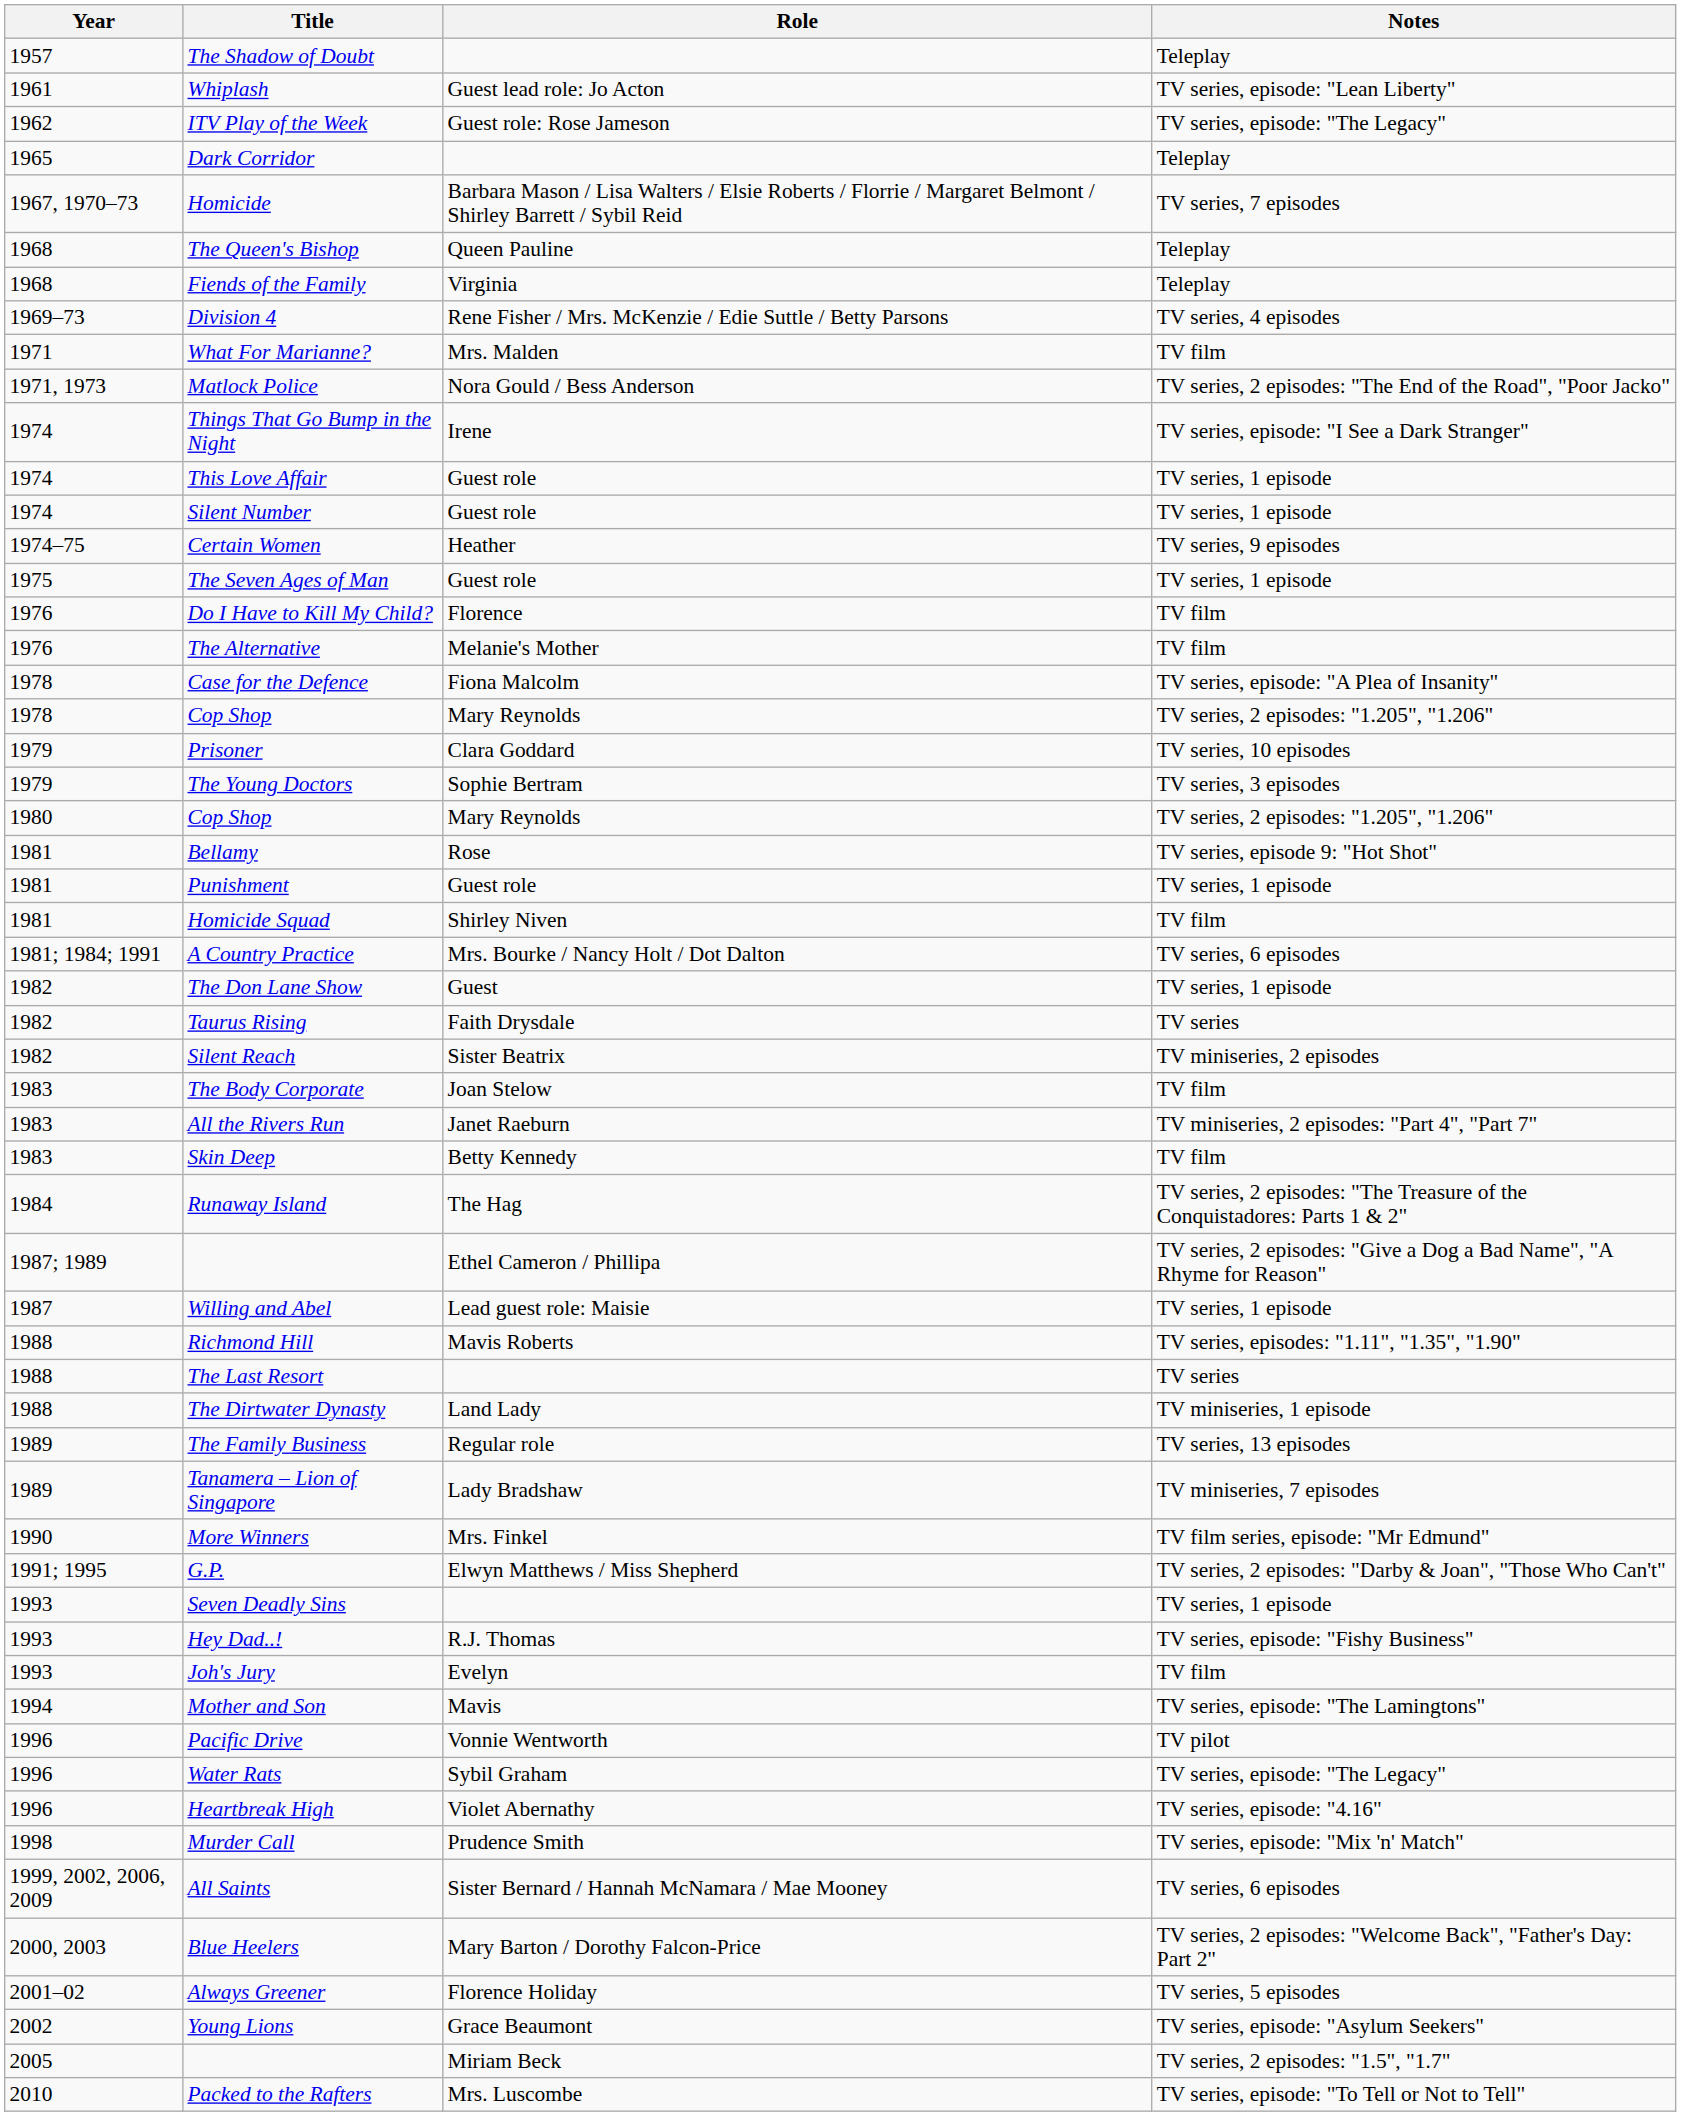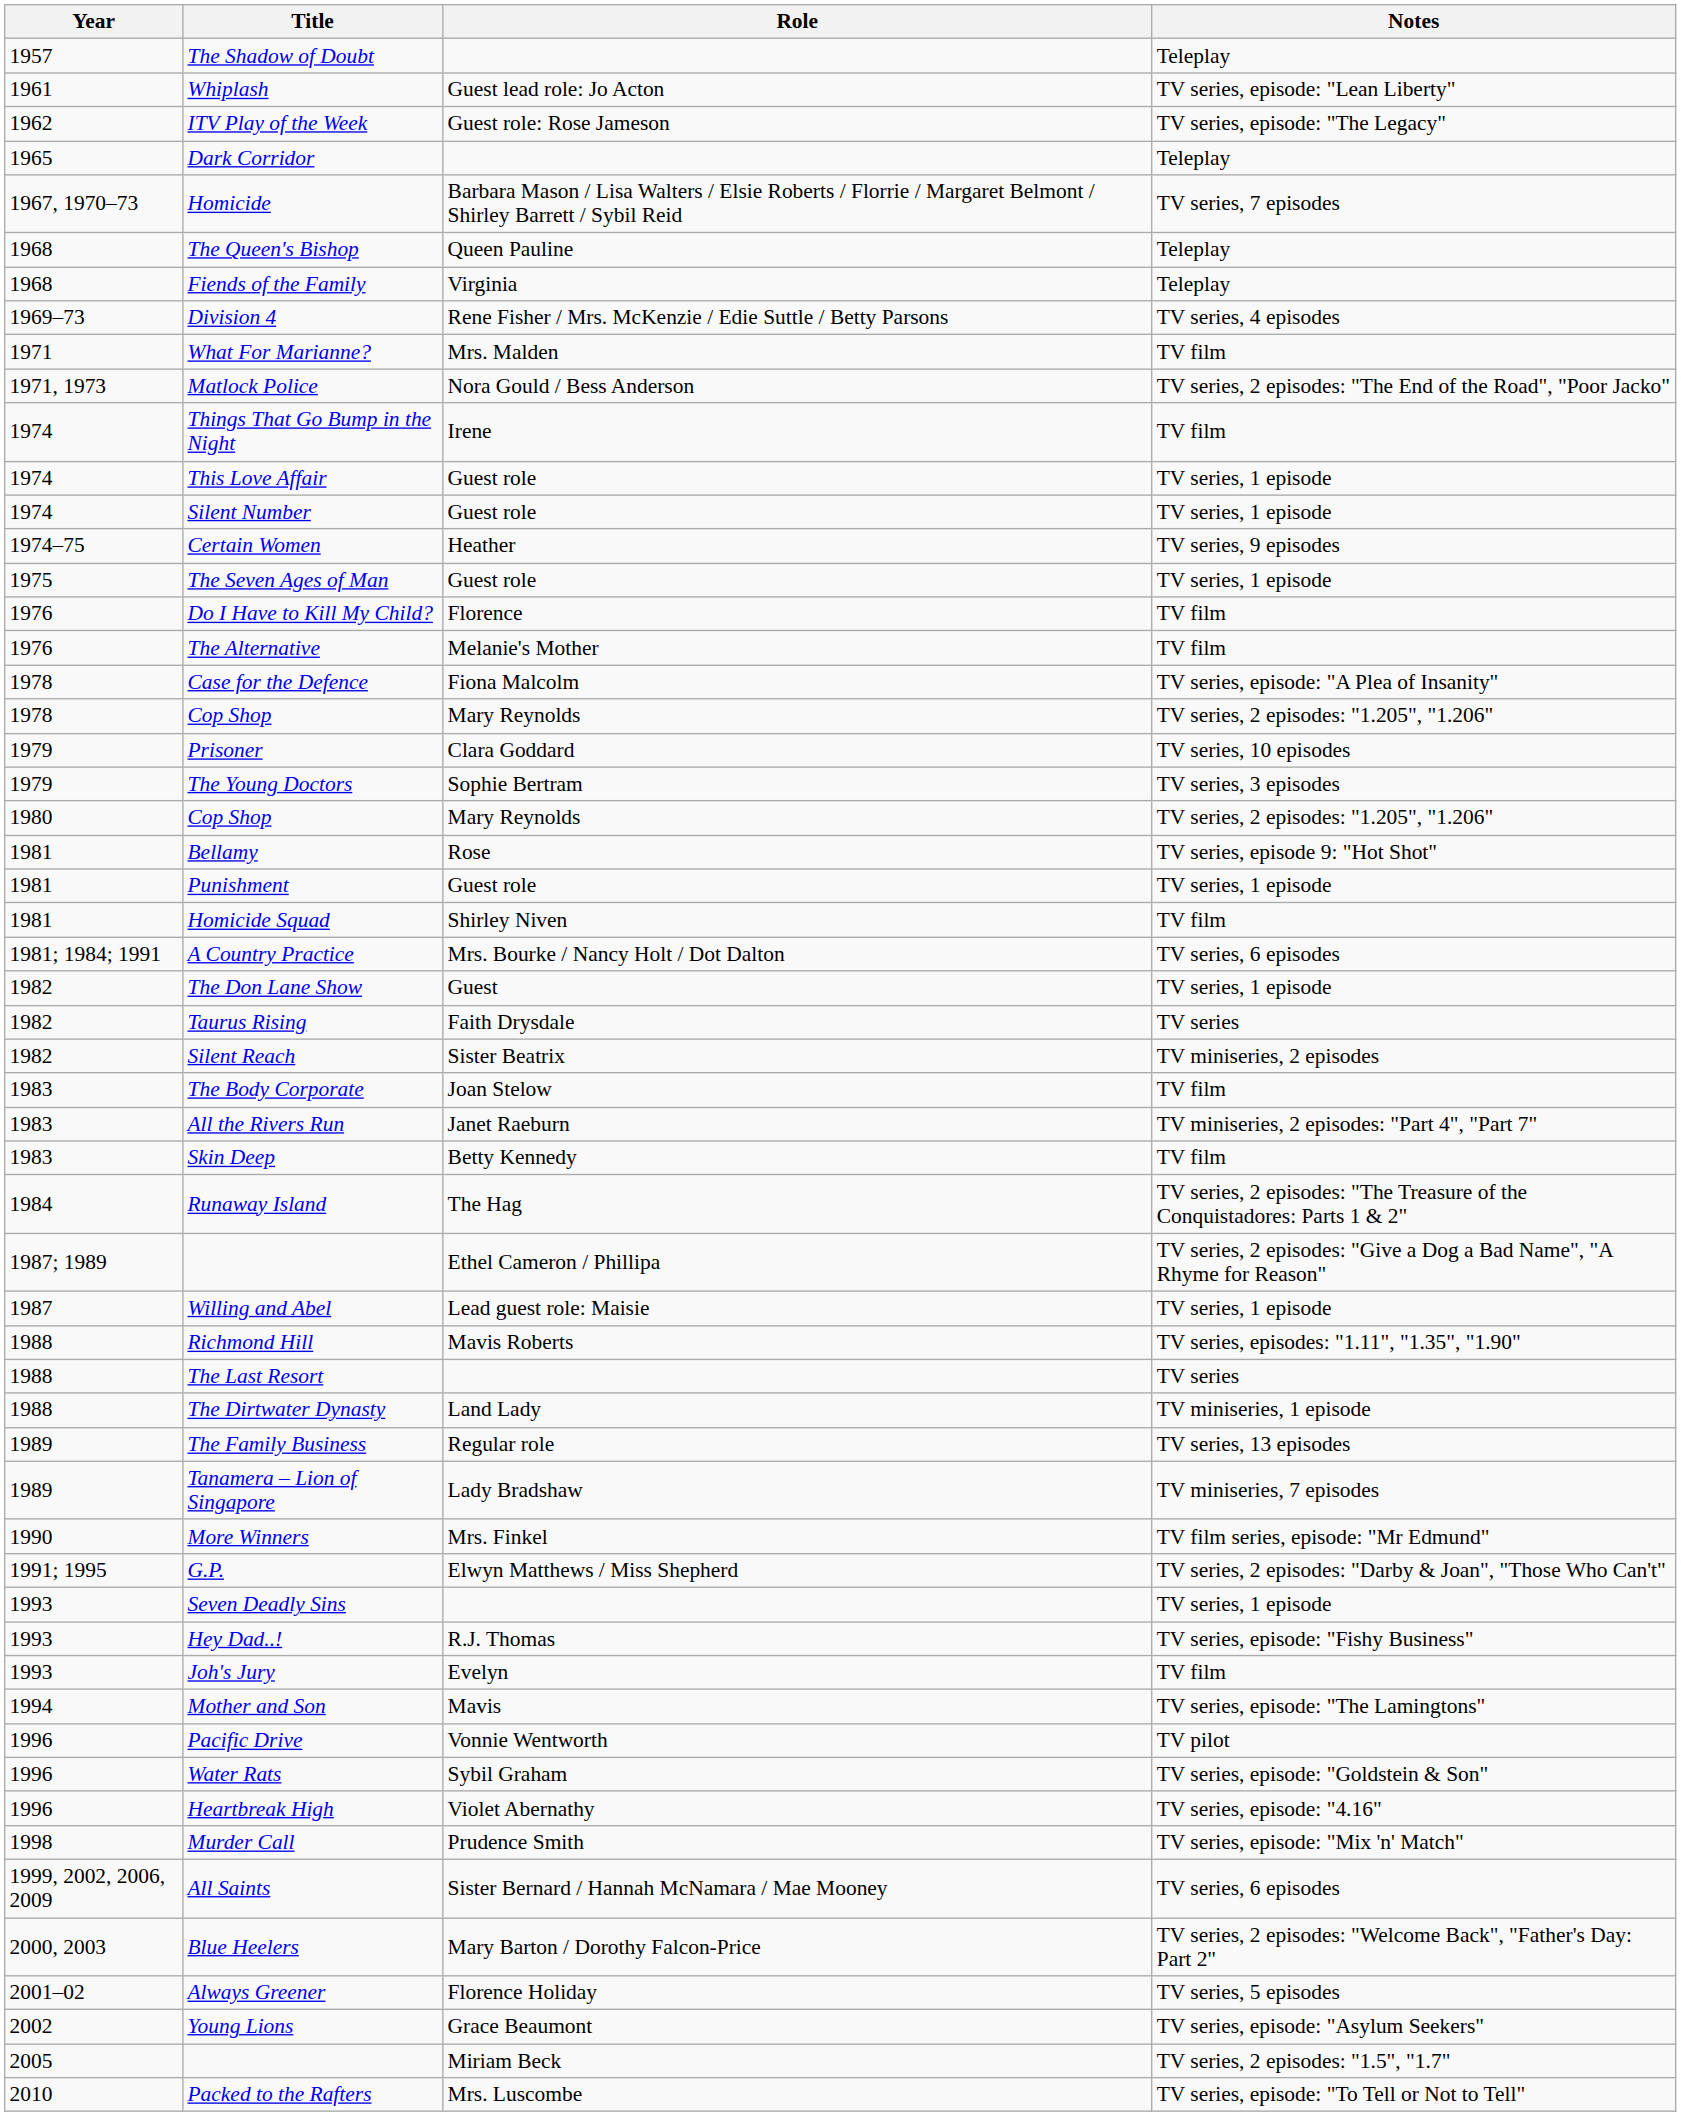(1343, 431) TV series, episode: "I See a Dark Stranger" -> (1191, 431) TV film
(1301, 1774) TV series, episode: "The Legacy" -> (1323, 1774) TV series, episode: "Goldstein & Son"
